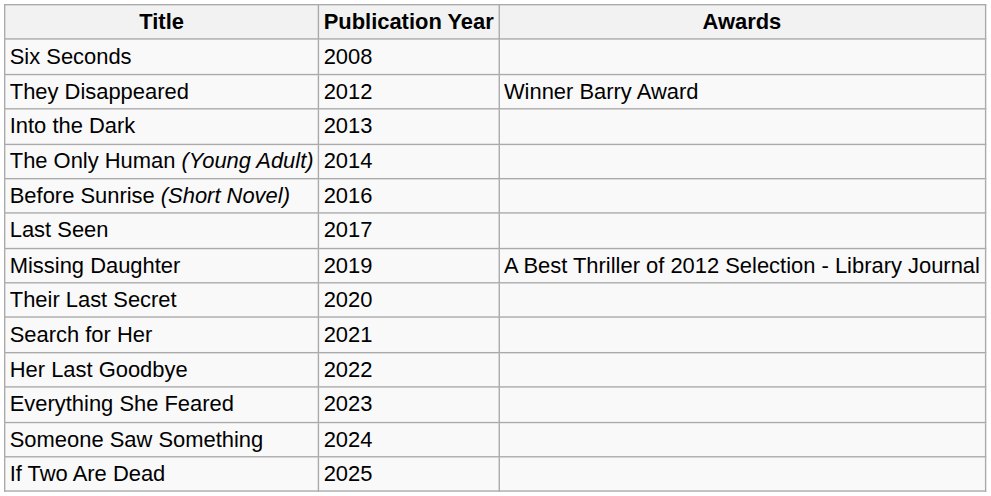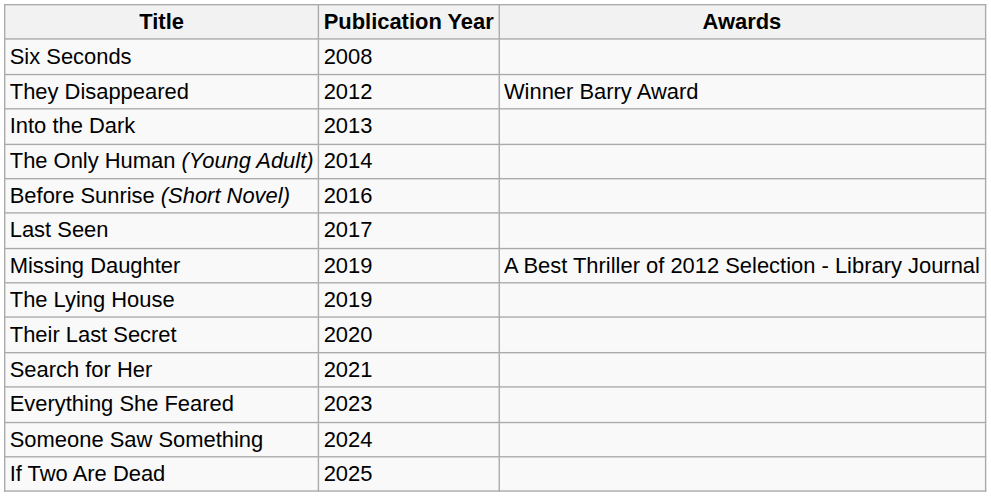+ row: (92, 299)
- row: (99, 369)
